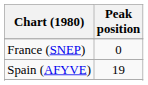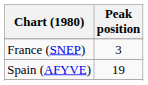(119, 49) 0 -> (119, 49) 3
